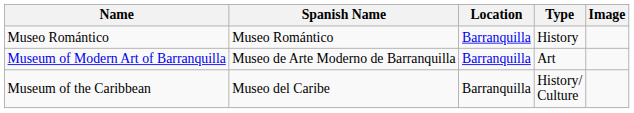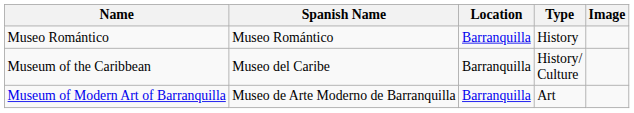rows swapped: (117, 59) <-> (79, 88)
